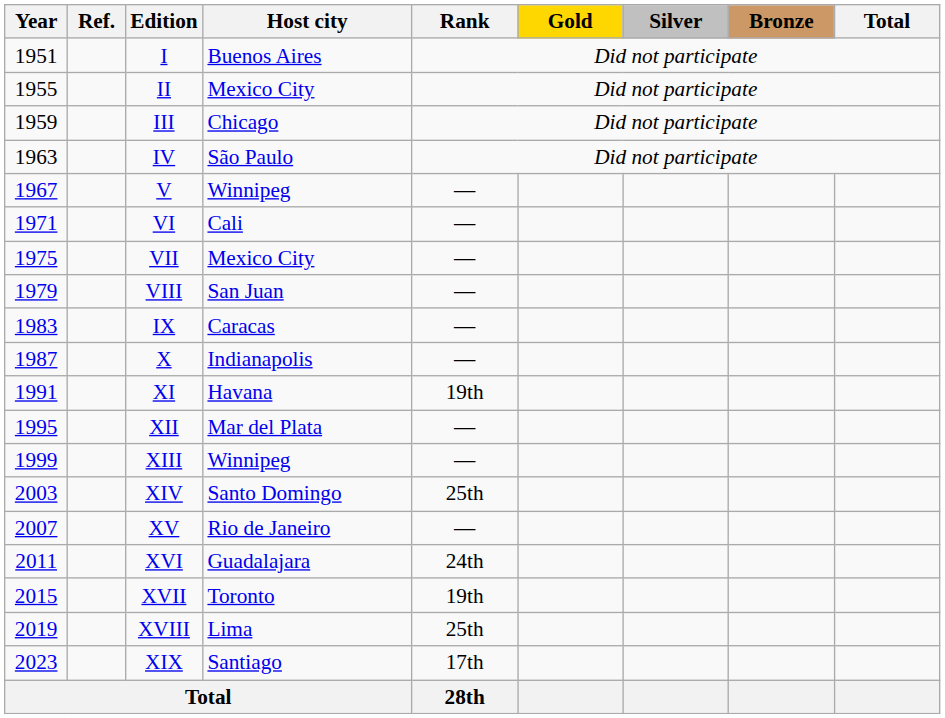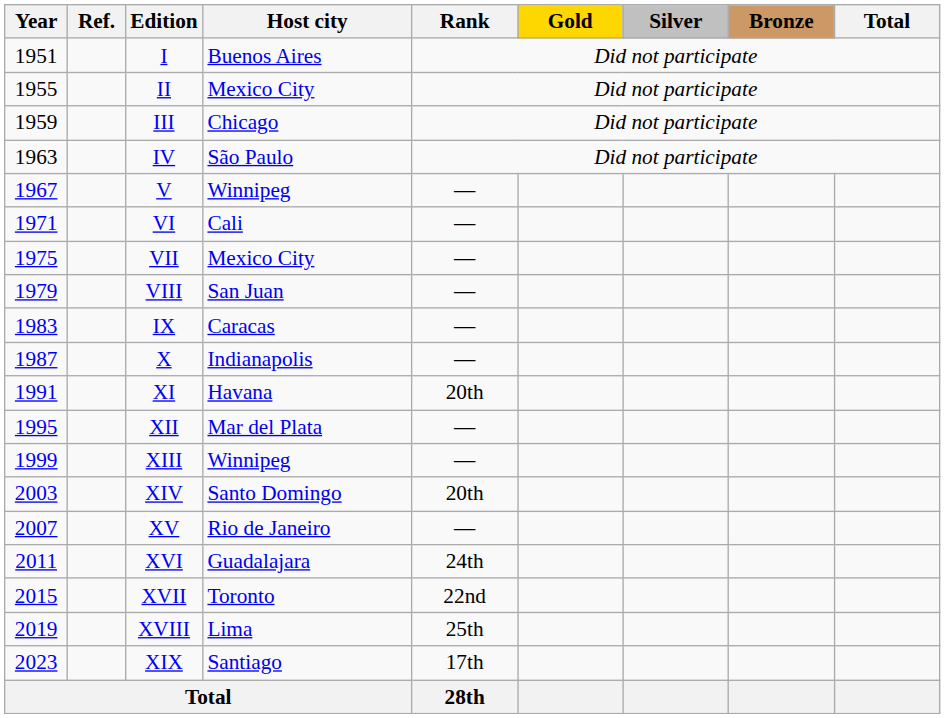(465, 392) 19th -> (465, 392) 20th
(465, 493) 25th -> (465, 493) 20th
(465, 595) 19th -> (465, 595) 22nd
